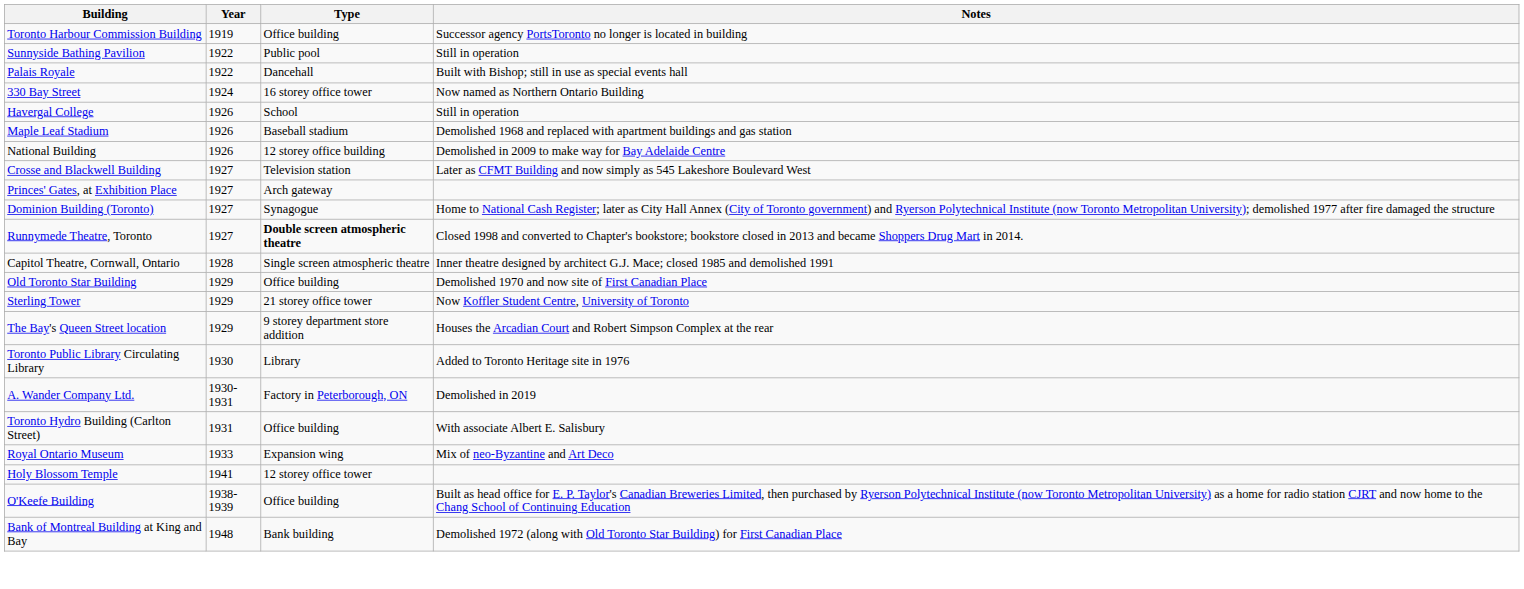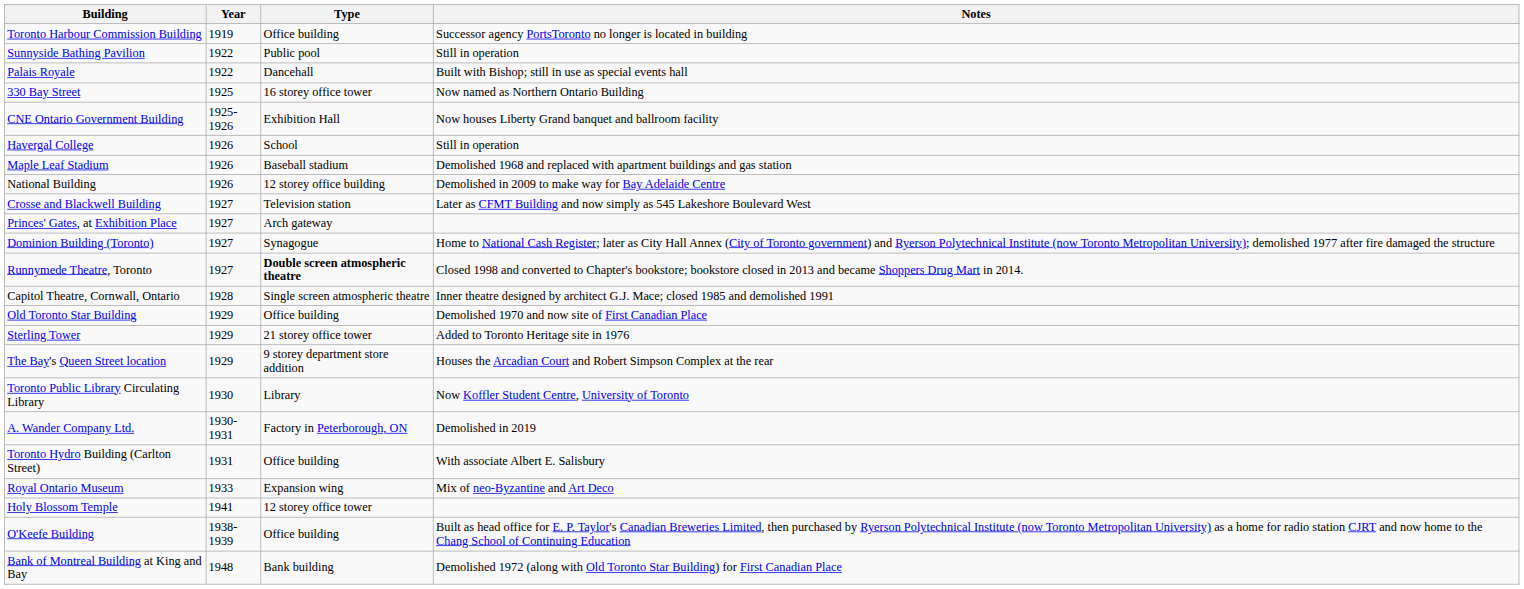(221, 92) 1924 -> (221, 92) 1925
+ row: (95, 118)
(563, 301) Now Koffler Student Centre, University of Toronto -> (533, 335) Added to Toronto Heritage site in 1976
(533, 361) Added to Toronto Heritage site in 1976 -> (563, 394) Now Koffler Student Centre, University of Toronto
